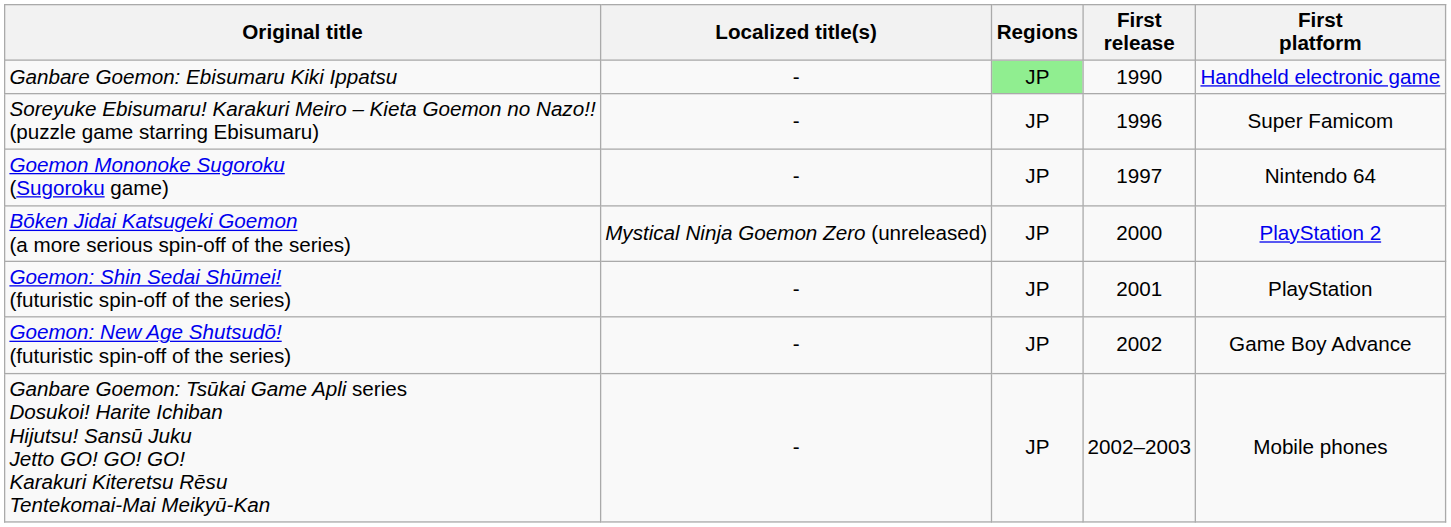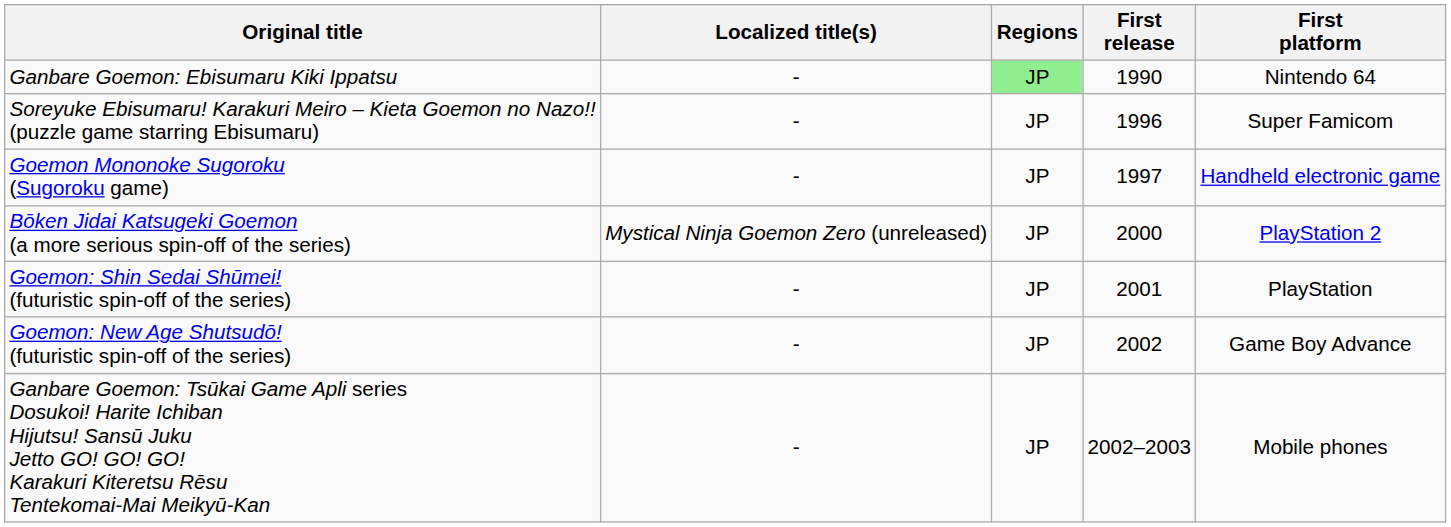(1320, 76) Handheld electronic game -> (1320, 76) Nintendo 64
(1320, 177) Nintendo 64 -> (1320, 177) Handheld electronic game
